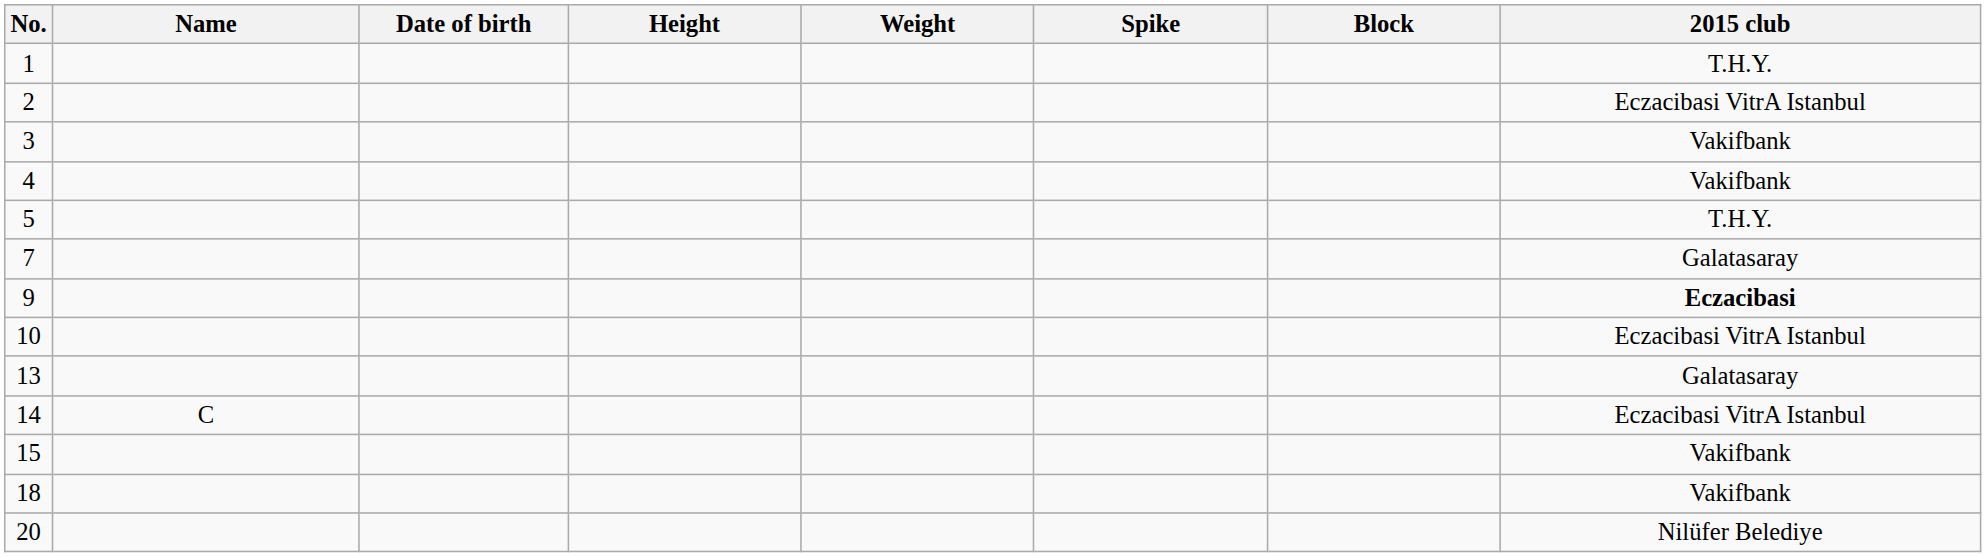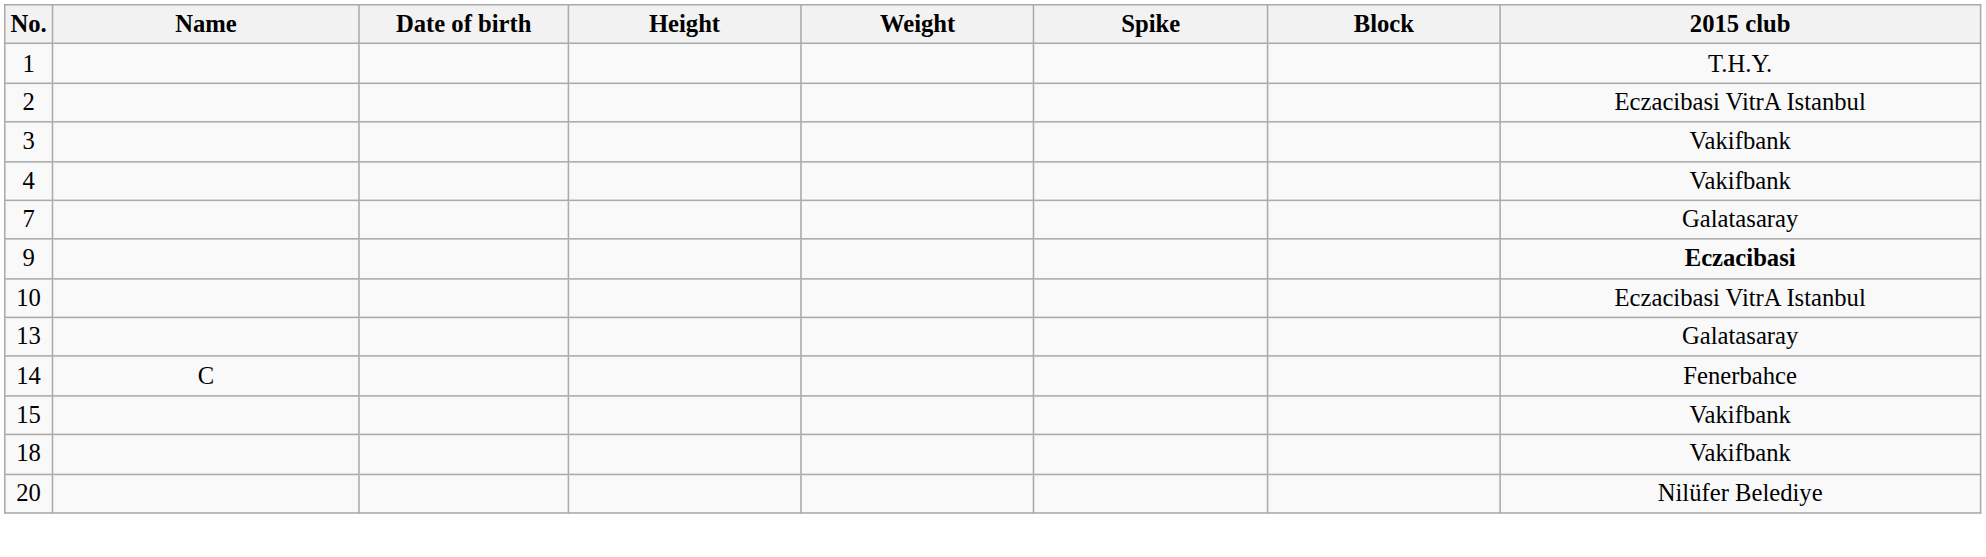- row: (29, 219)
(1740, 414) Eczacibasi VitrA Istanbul -> (1740, 375) Fenerbahce
